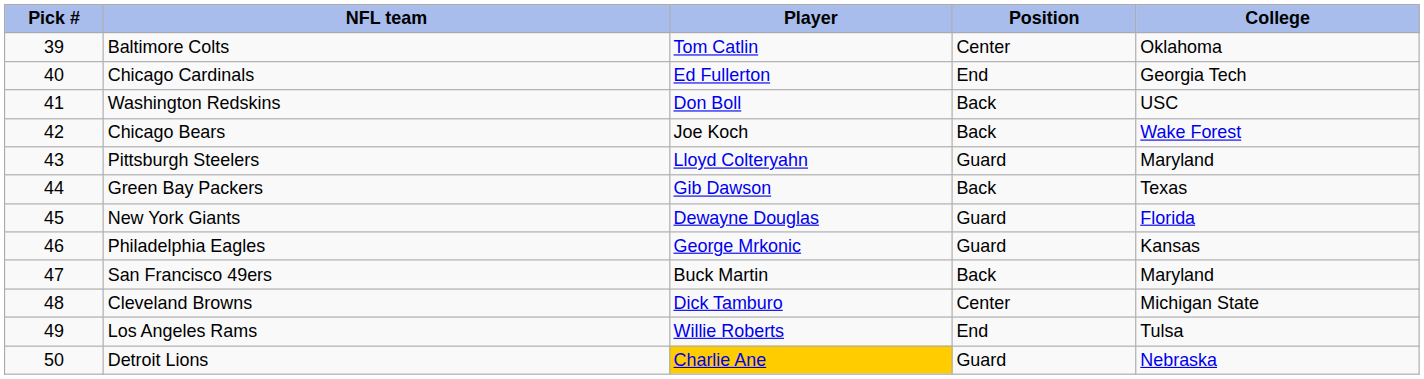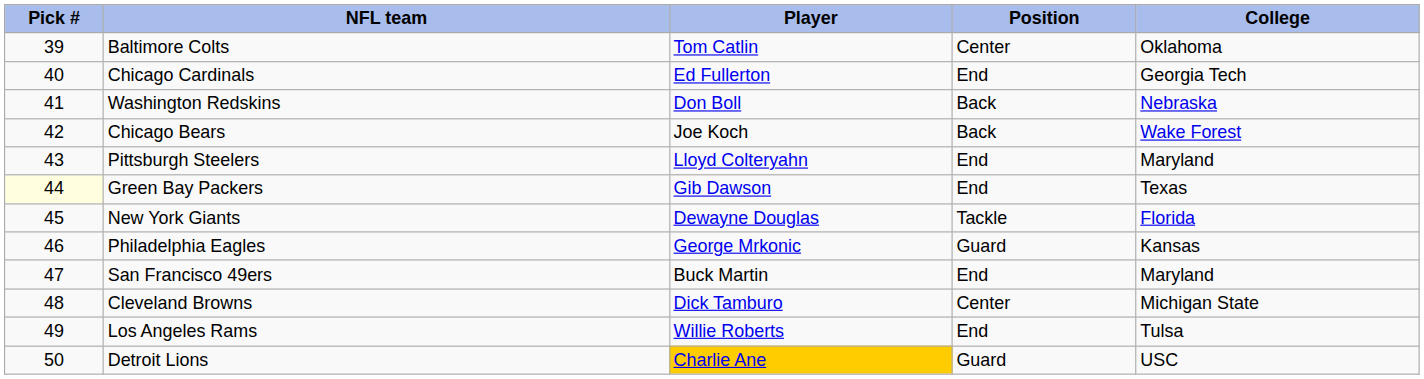(1159, 103) USC -> (1179, 103) Nebraska
(981, 160) Guard -> (972, 160) End
(54, 189) no background -> (54, 189) lightyellow background
(976, 189) Back -> (972, 189) End
(981, 217) Guard -> (982, 217) Tackle
(976, 274) Back -> (972, 274) End
(1179, 359) Nebraska -> (1159, 359) USC
